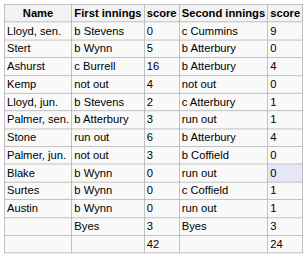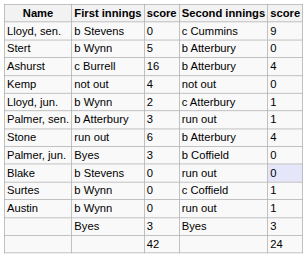(99, 102) b Stevens -> (93, 102) b Wynn
(91, 155) not out -> (87, 155) Byes
(93, 173) b Wynn -> (99, 173) b Stevens
